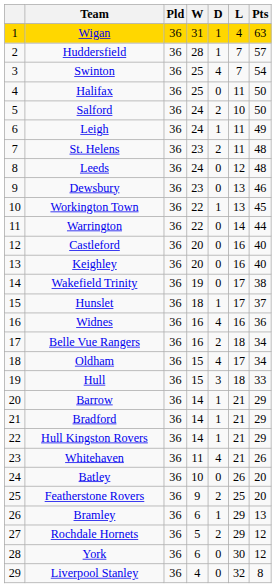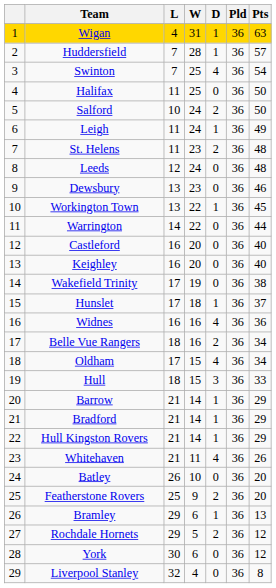columns swapped: (175, 14) <-> (239, 14)
